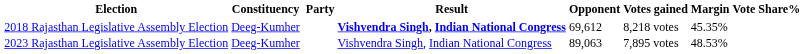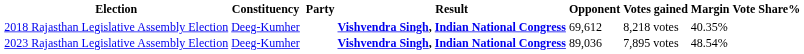(709, 27) 45.35% -> (709, 27) 40.35%
(445, 43) normal -> (452, 43) bold
(585, 43) 89,063 -> (585, 43) 89,036
(709, 43) 48.53% -> (709, 43) 48.54%
